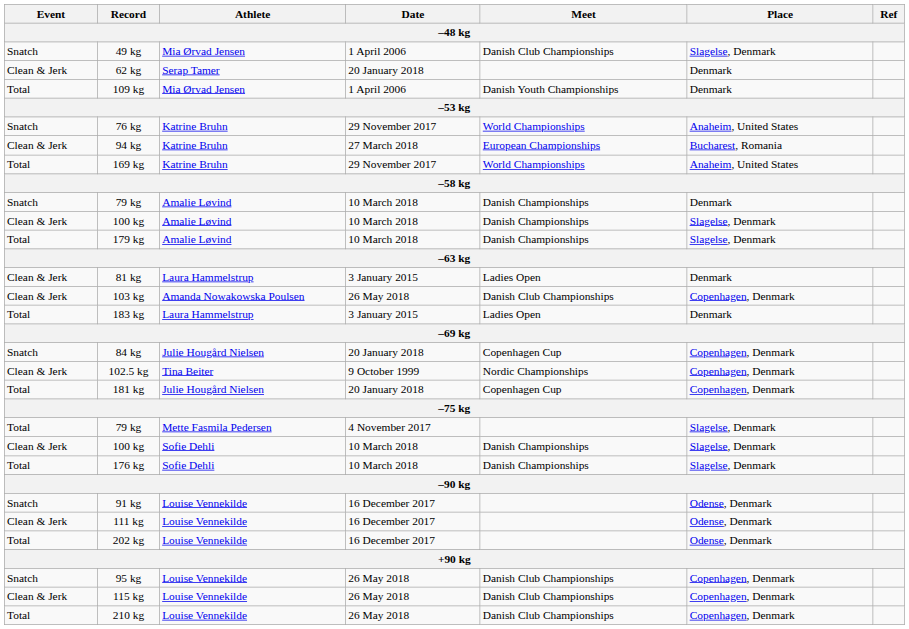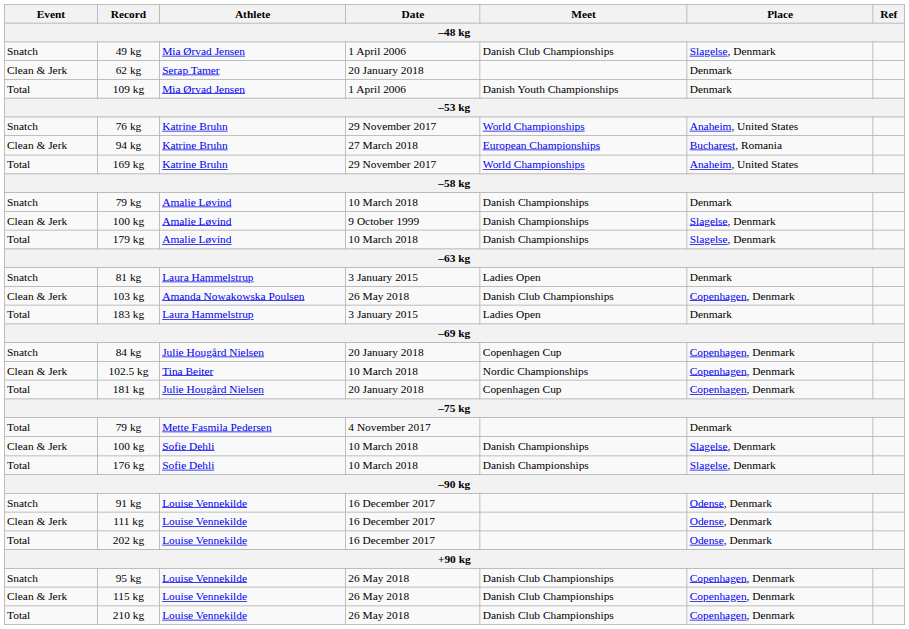(383, 220) 10 March 2018 -> (384, 220) 9 October 1999
(37, 277) Clean & Jerk -> (23, 277) Snatch
(384, 371) 9 October 1999 -> (383, 371) 10 March 2018
(733, 427) Slagelse, Denmark -> (711, 427) Denmark
